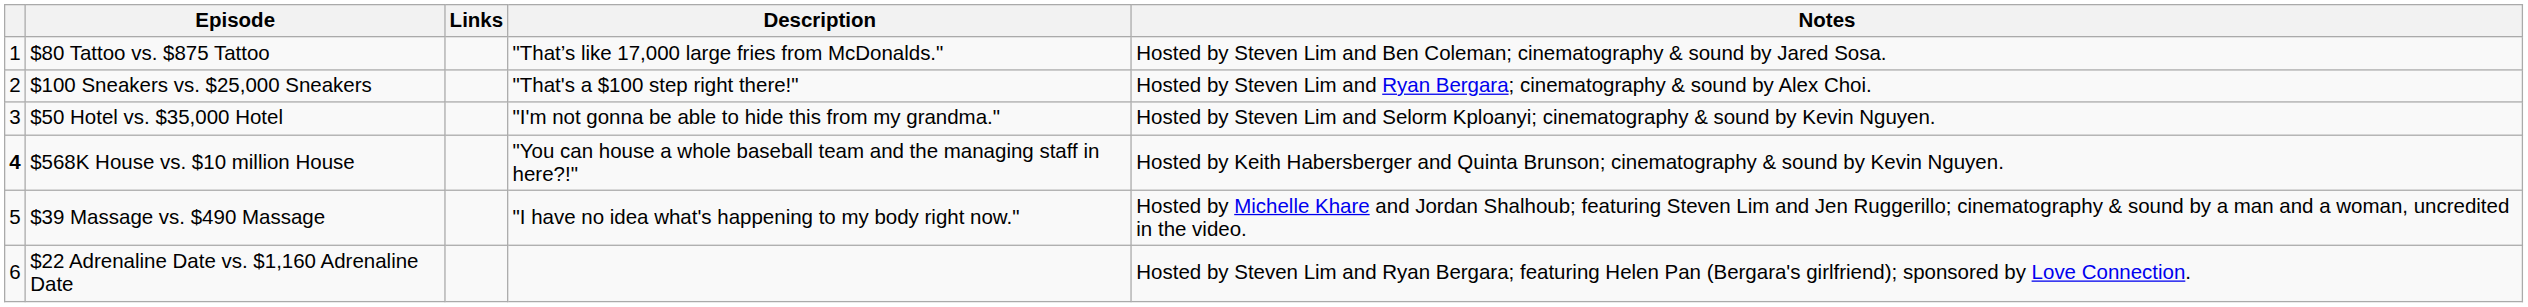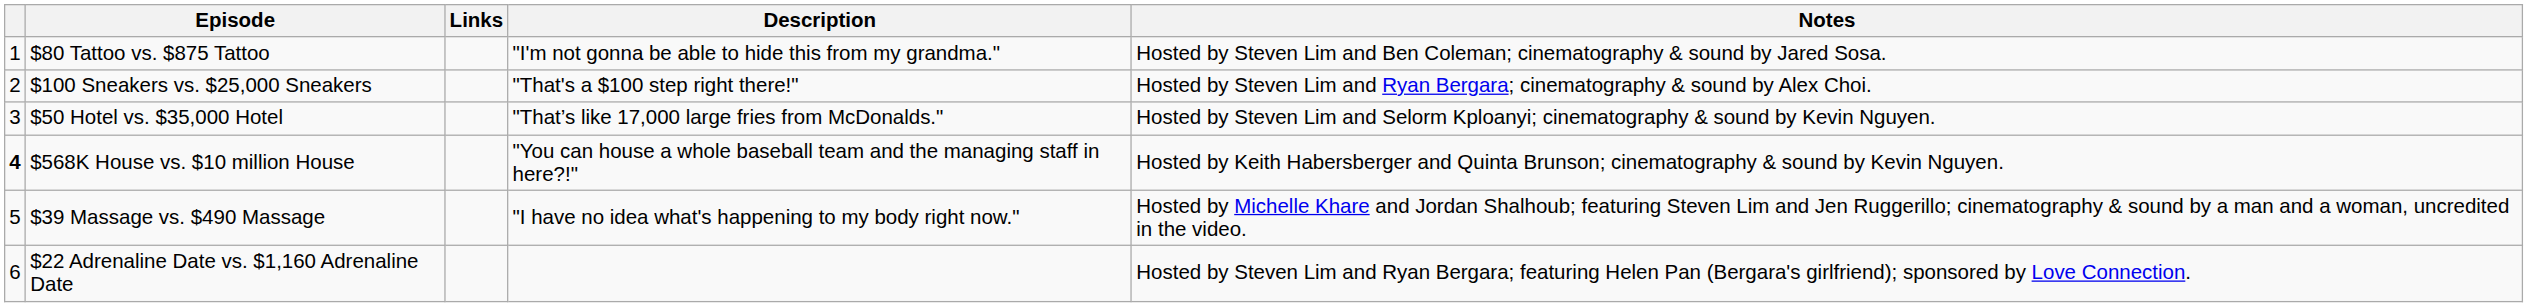(728, 53) "That’s like 17,000 large fries from McDonalds." -> (756, 53) "I'm not gonna be able to hide this from my grandma."
(756, 118) "I'm not gonna be able to hide this from my grandma." -> (728, 118) "That’s like 17,000 large fries from McDonalds."
